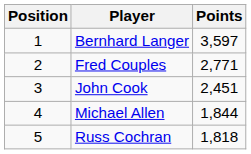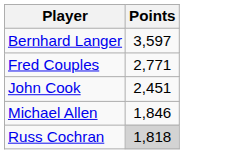- column: (38, 16)
(219, 112) 1,844 -> (152, 112) 1,846
(219, 137) no background -> (152, 137) lightgrey background
